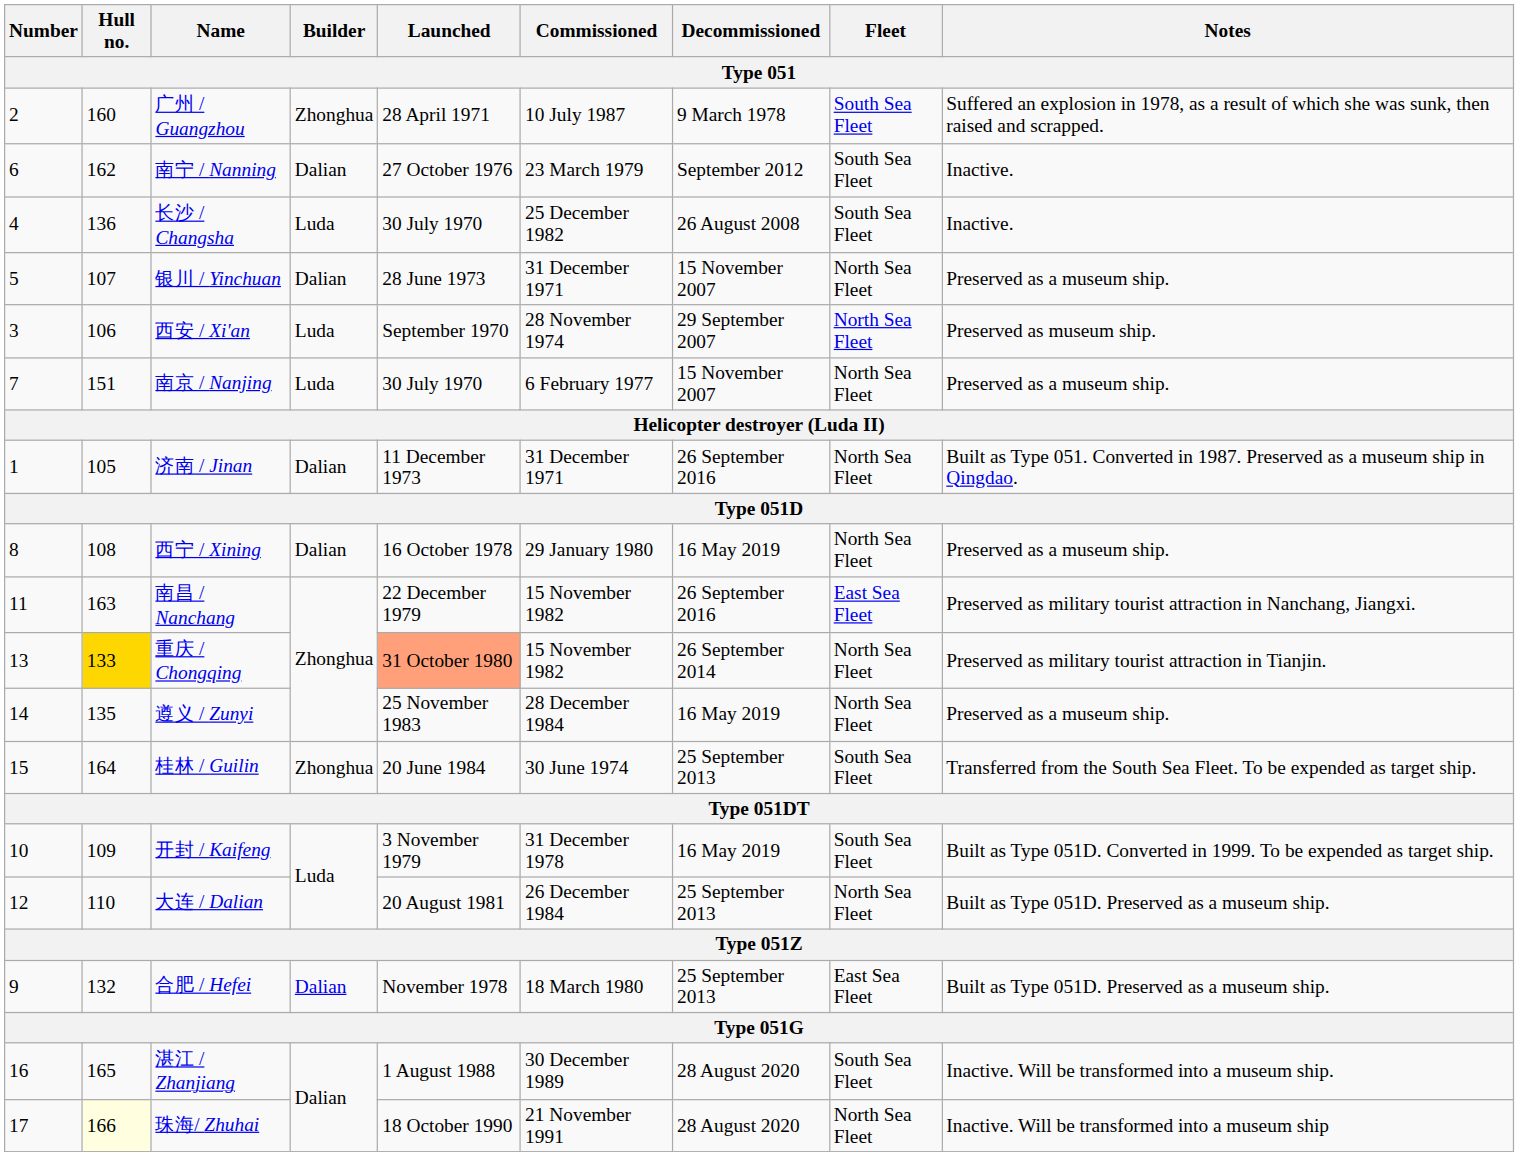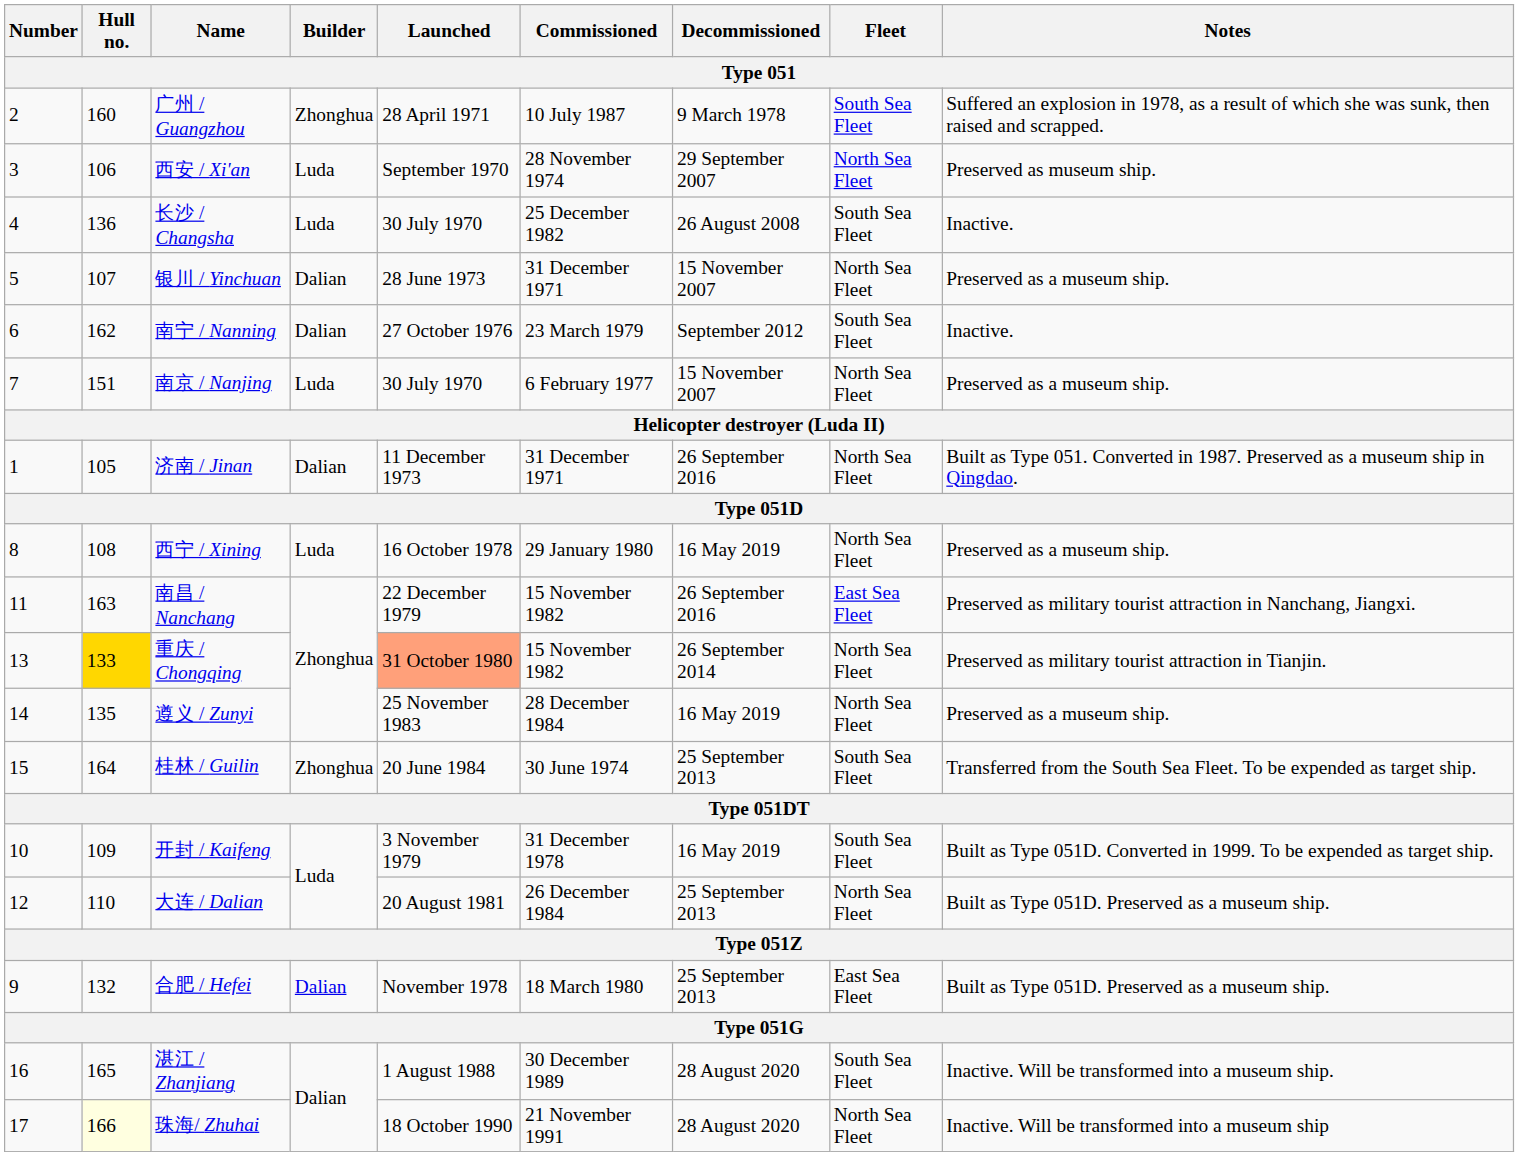rows swapped: (203, 330) <-> (216, 169)
(321, 549) Dalian -> (315, 549) Luda
